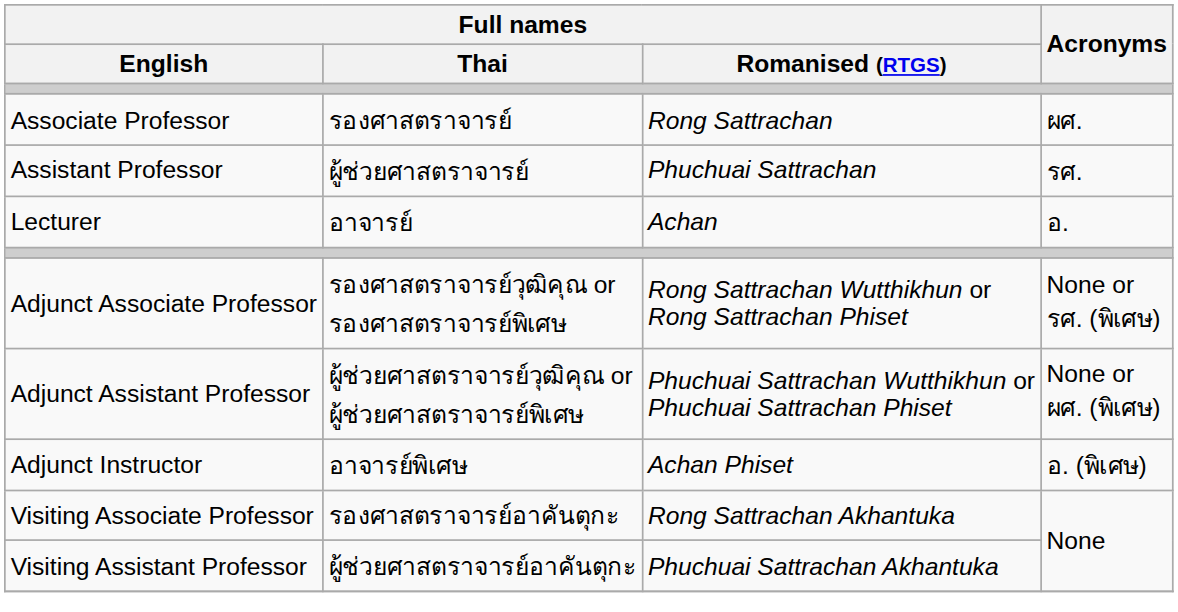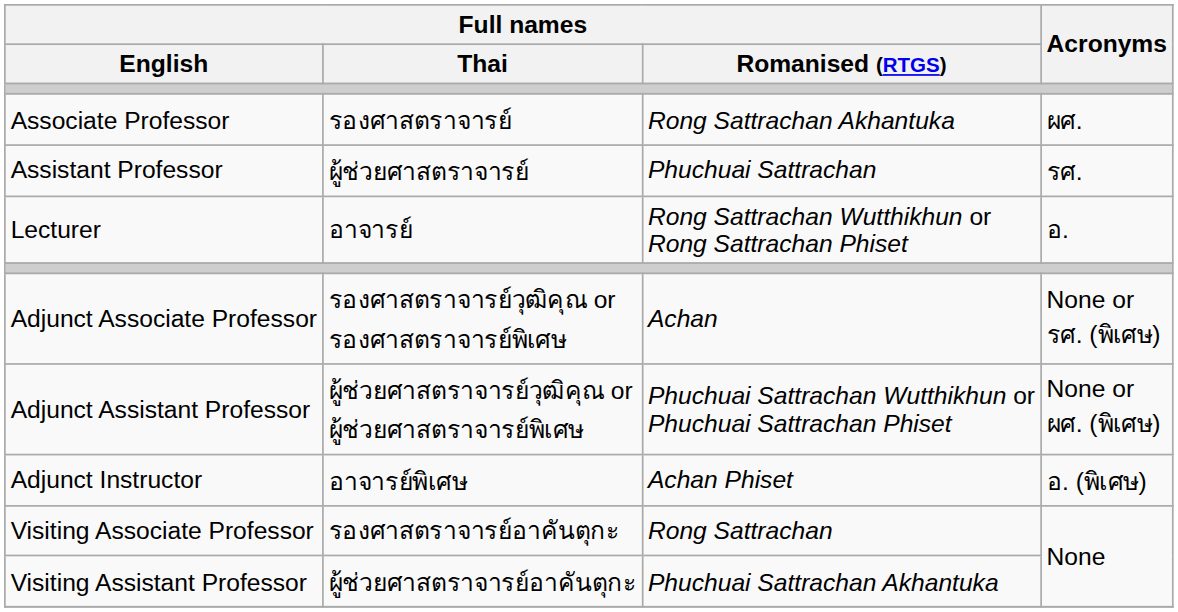(740, 120) Rong Sattrachan -> (801, 120) Rong Sattrachan Akhantuka
(683, 222) Achan -> (820, 229) Rong Sattrachan Wutthikhun or Rong Sattrachan Phiset
(820, 304) Rong Sattrachan Wutthikhun or Rong Sattrachan Phiset -> (683, 319) Achan
(801, 515) Rong Sattrachan Akhantuka -> (740, 531) Rong Sattrachan
